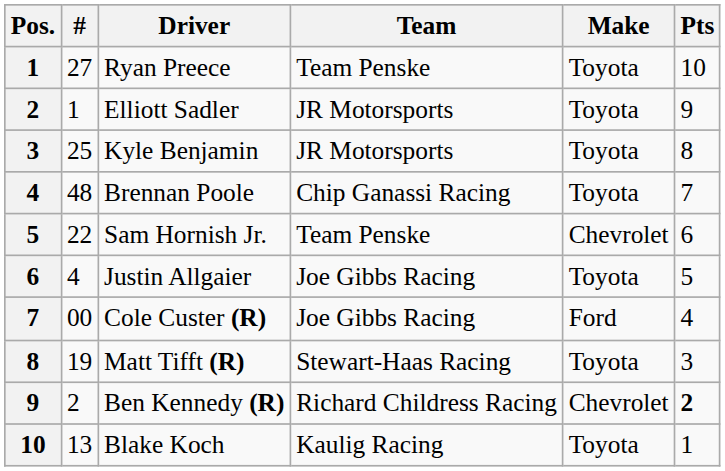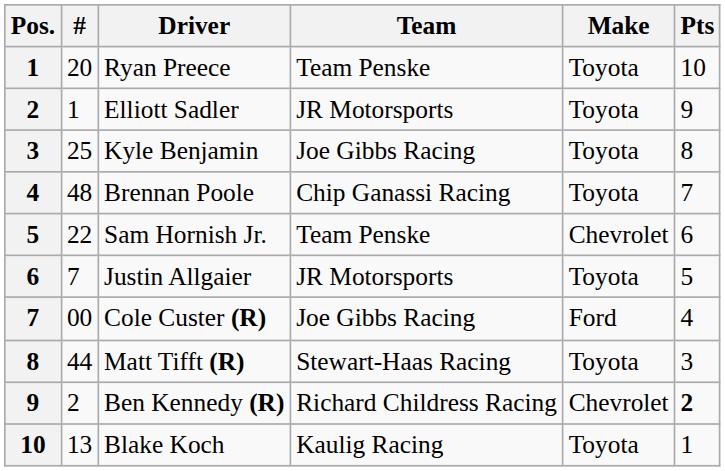(80, 67) 27 -> (80, 67) 20
(375, 151) JR Motorsports -> (386, 151) Joe Gibbs Racing
(73, 276) 4 -> (73, 276) 7
(386, 276) Joe Gibbs Racing -> (375, 276) JR Motorsports
(80, 360) 19 -> (80, 360) 44
